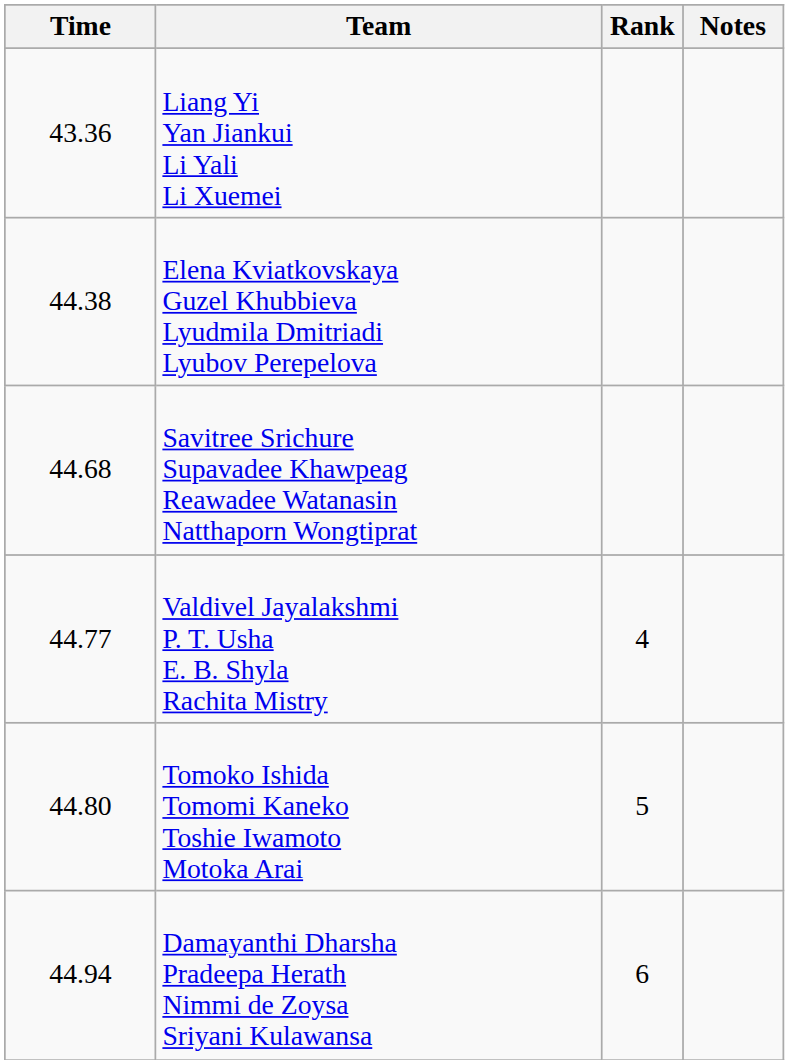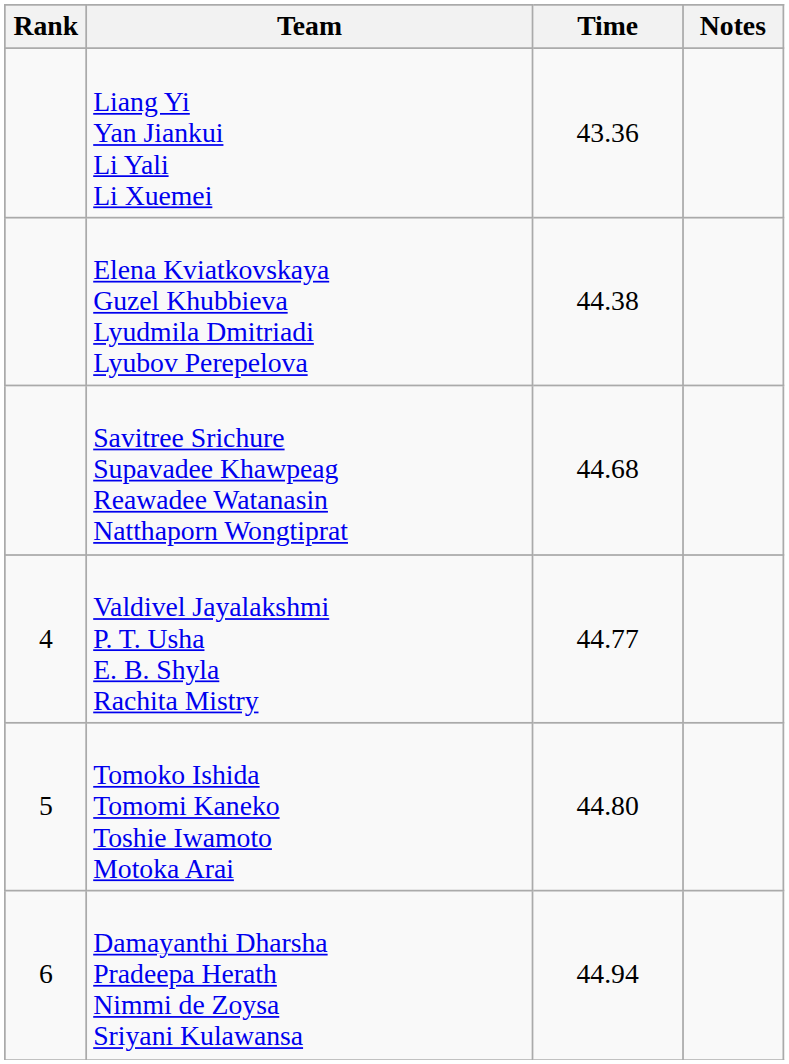columns swapped: (642, 26) <-> (80, 26)
